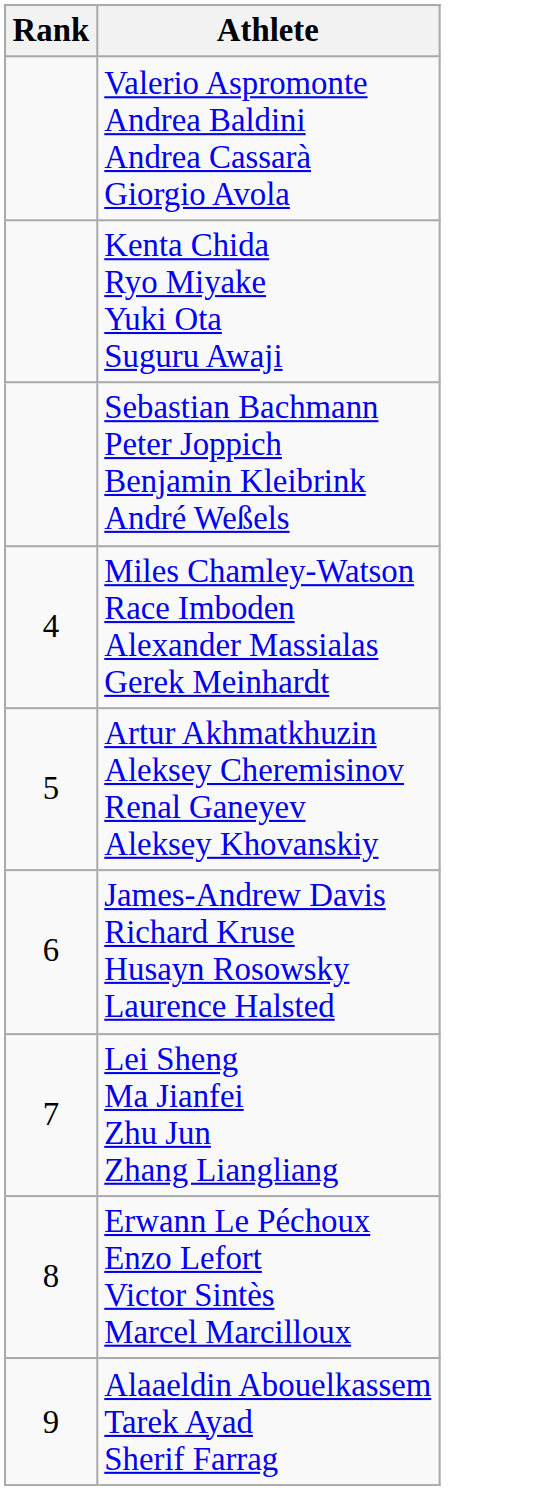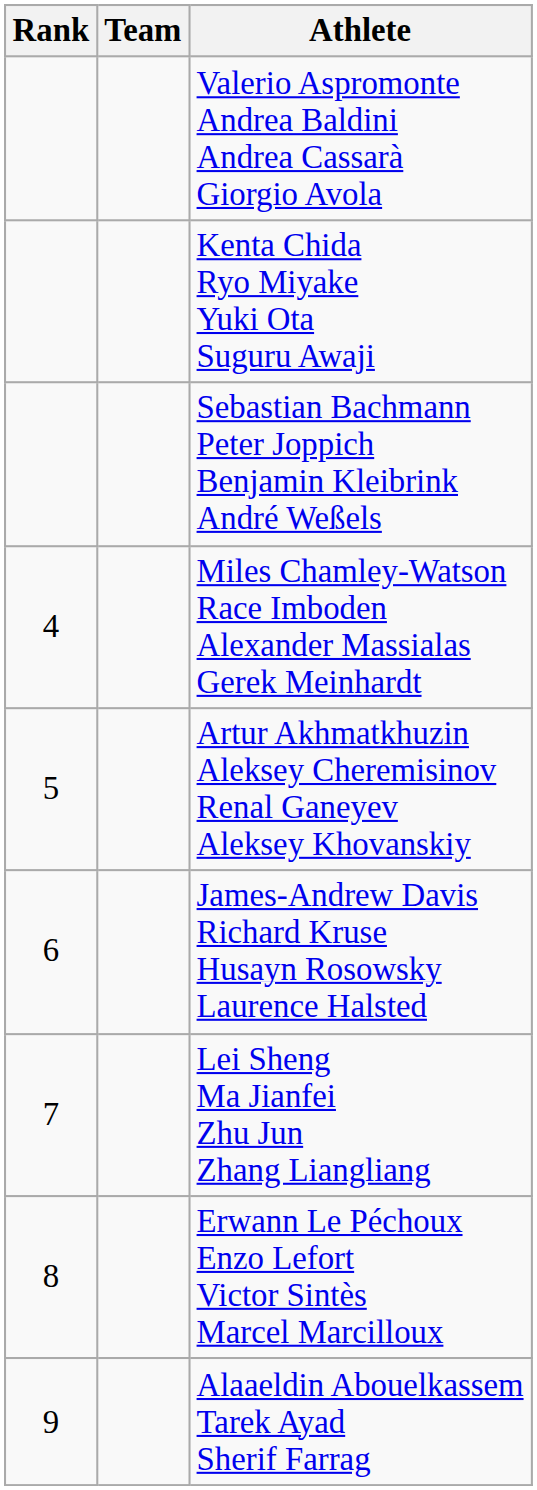+ column: (143, 30)
